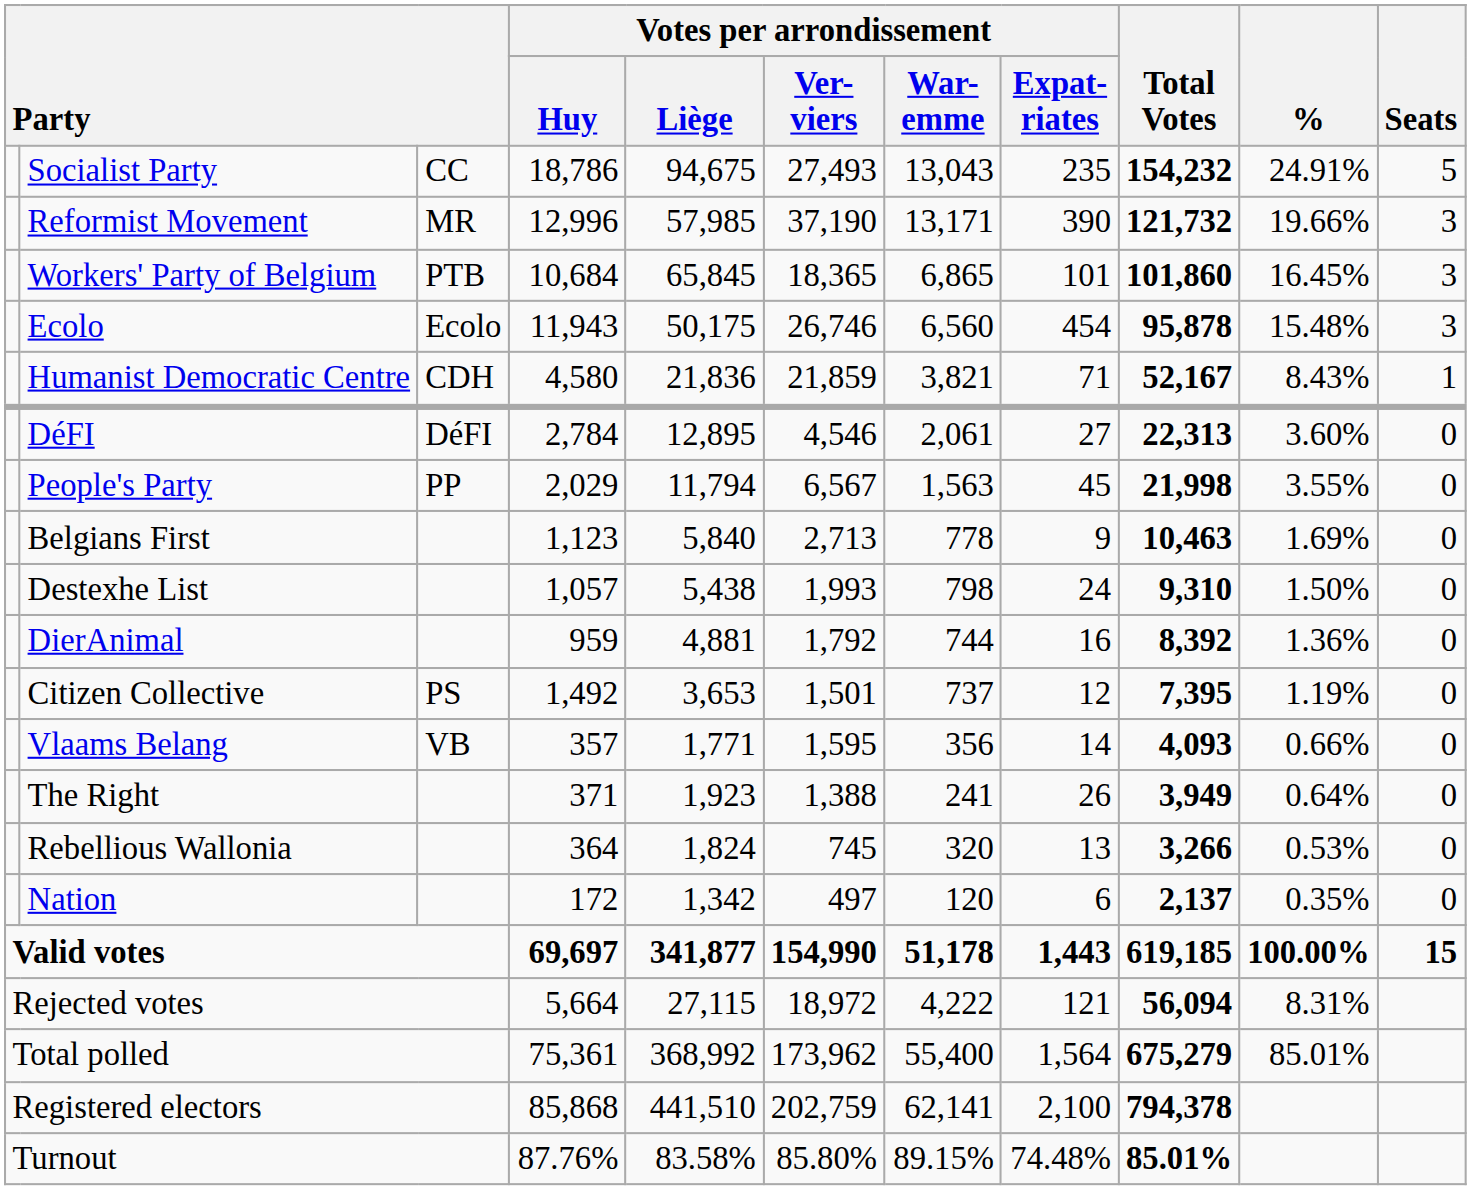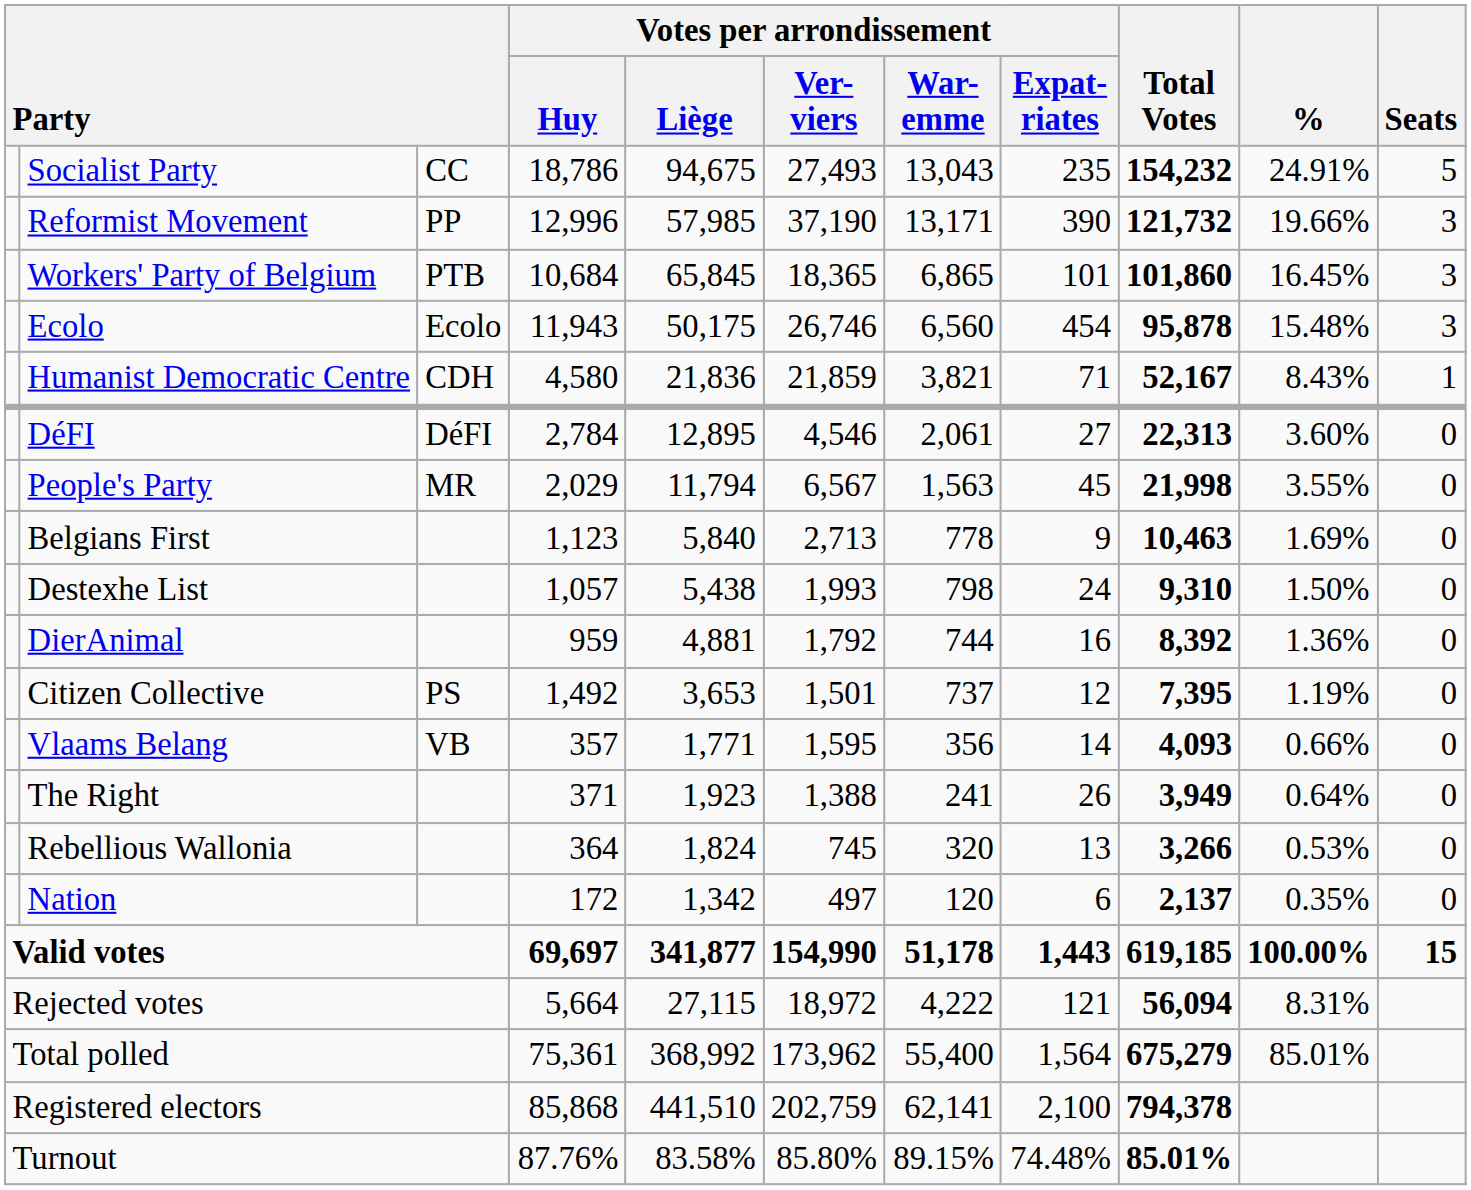(451, 222) MR -> (443, 222) PP
(443, 485) PP -> (451, 485) MR
